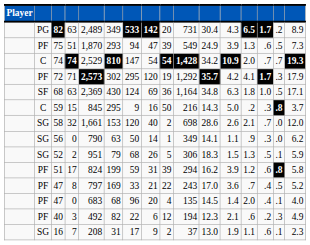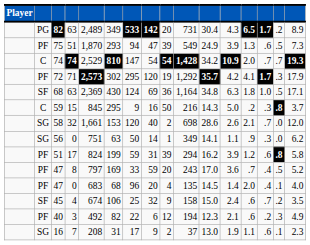(95, 139) 790 -> (95, 139) 751
- row: (58, 154)
(153, 185) 21 -> (153, 170) 59
(167, 185) 22 -> (167, 170) 20
+ row: (58, 201)
